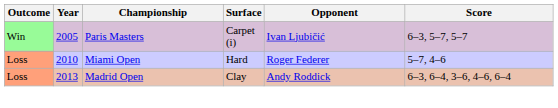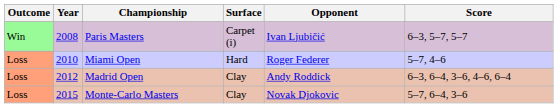(67, 36) 2005 -> (67, 36) 2008
(67, 77) 2013 -> (67, 77) 2012
+ row: (132, 94)
